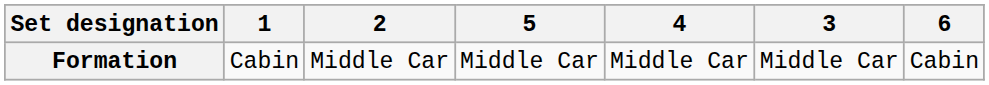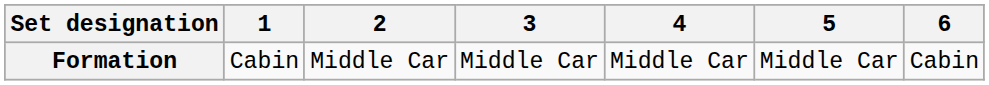columns swapped: (829, 24) <-> (529, 24)
